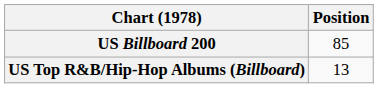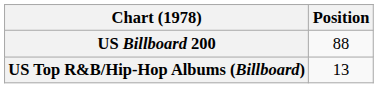(341, 43) 85 -> (341, 43) 88
